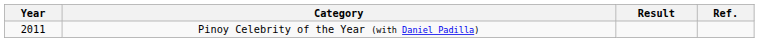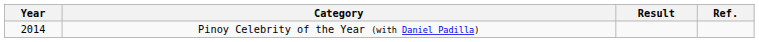(33, 30) 2011 -> (33, 30) 2014
